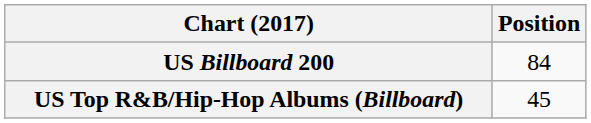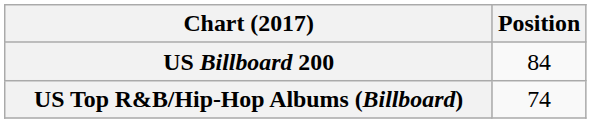(539, 99) 45 -> (539, 99) 74
